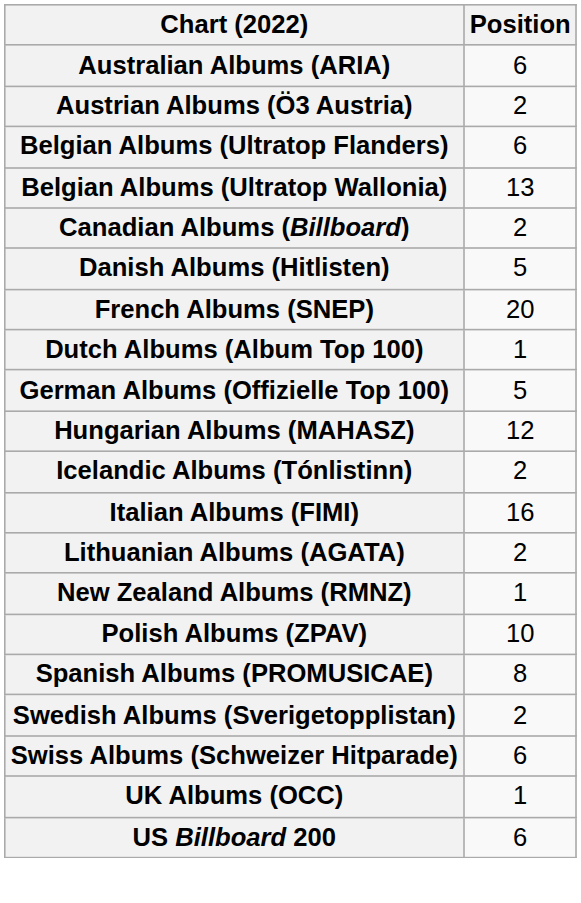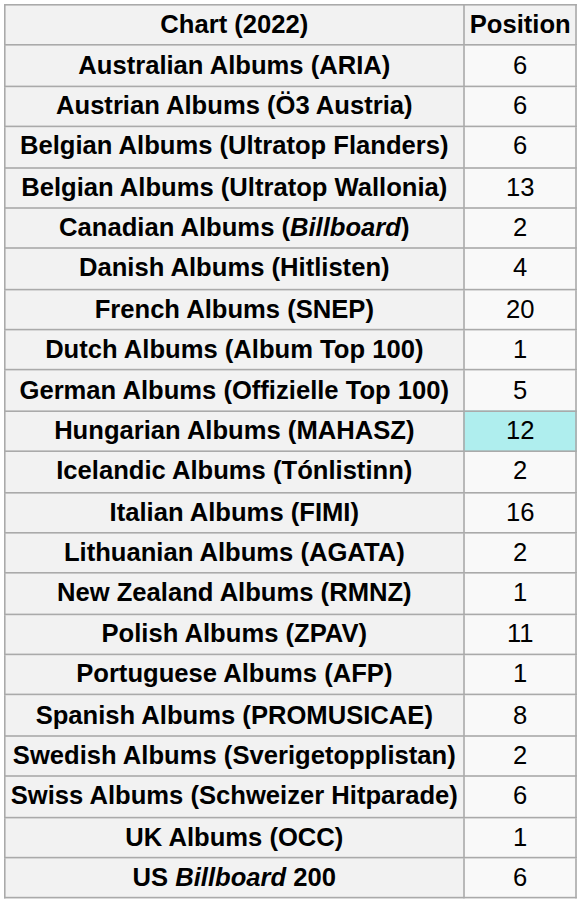(520, 106) 2 -> (520, 106) 6
(520, 268) 5 -> (520, 268) 4
(520, 430) no background -> (520, 430) paleturquoise background
(520, 633) 10 -> (520, 633) 11
+ row: (234, 674)
